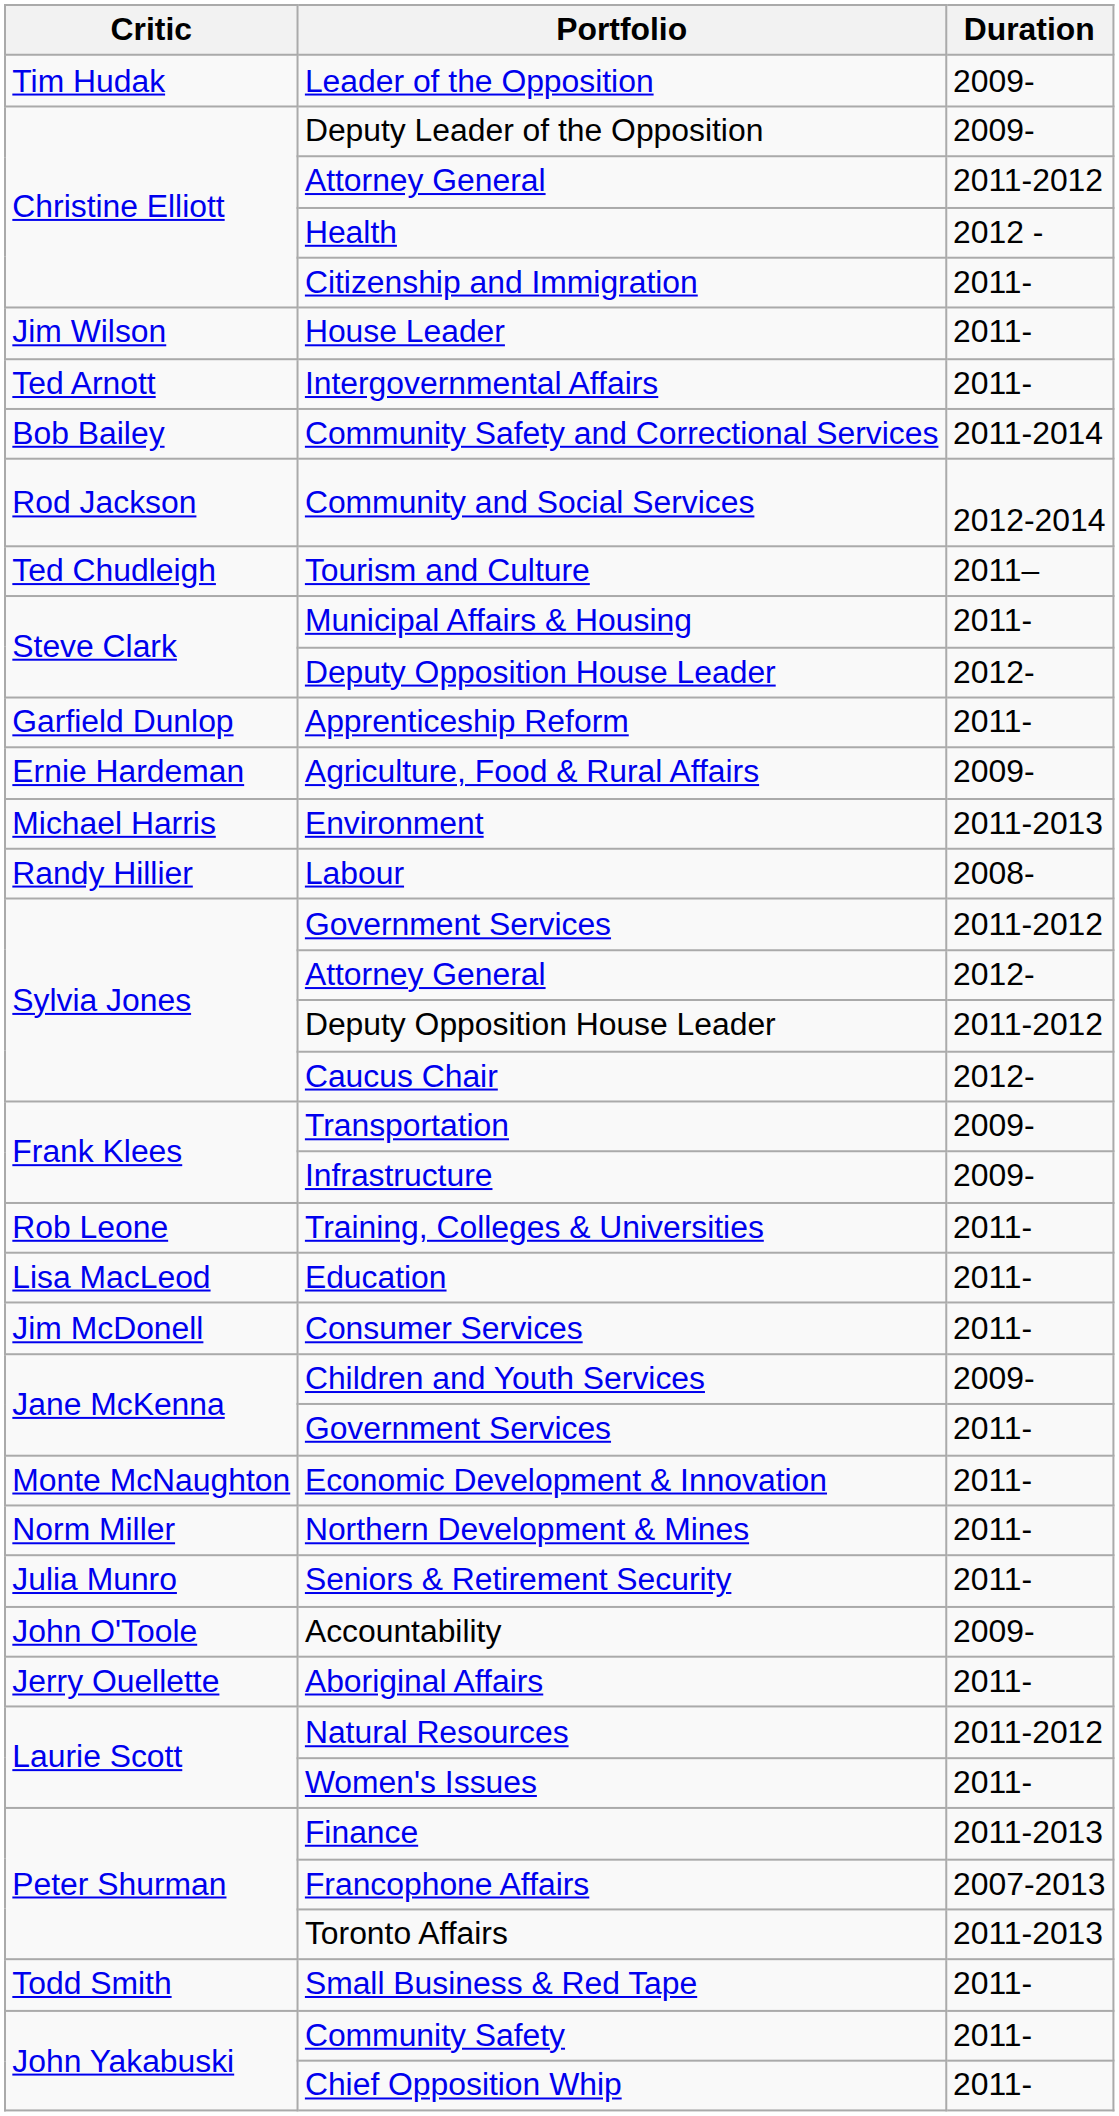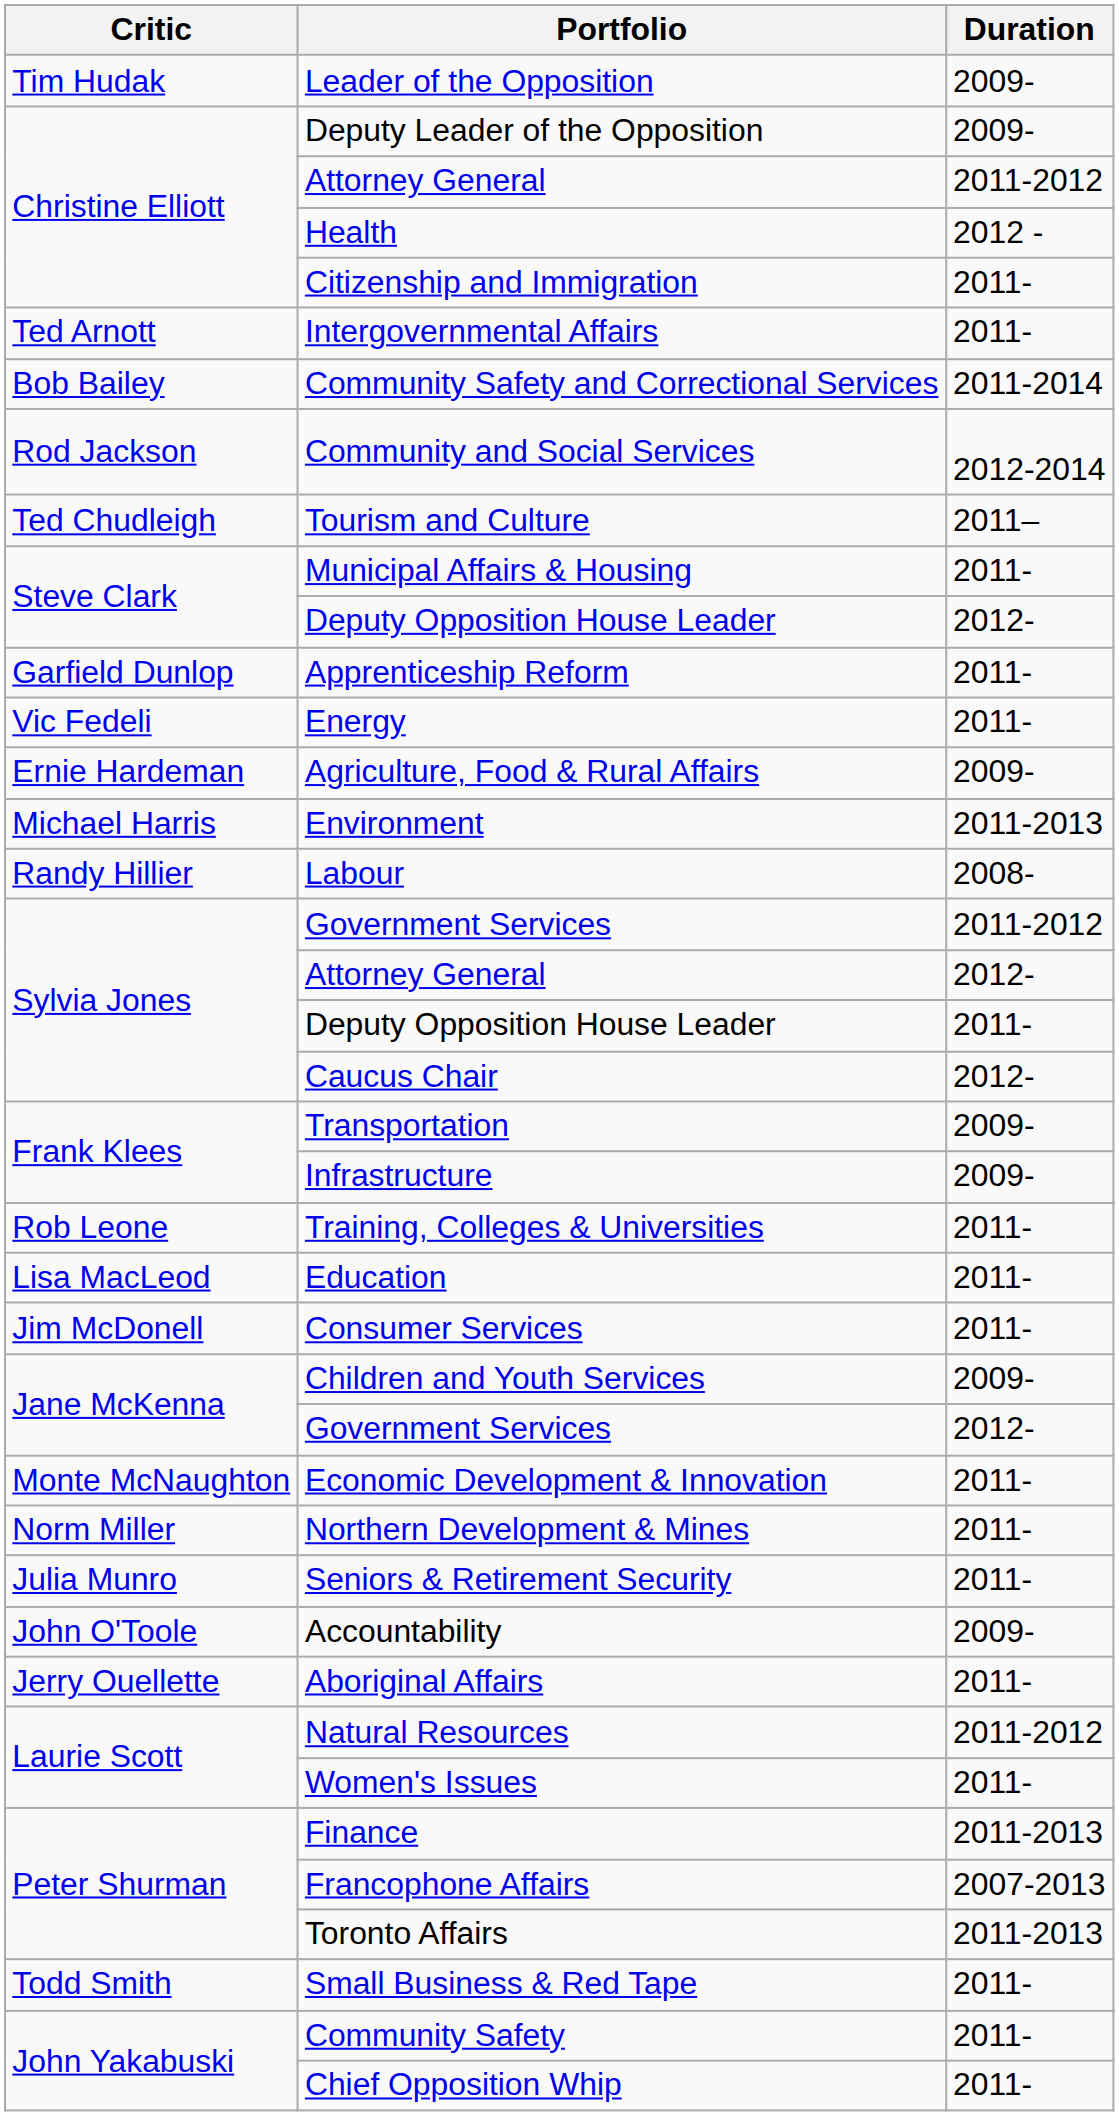- row: (89, 332)
+ row: (82, 722)
(1028, 1024) 2011-2012 -> (993, 1024) 2011-
(993, 1428) 2011- -> (994, 1428) 2012-
